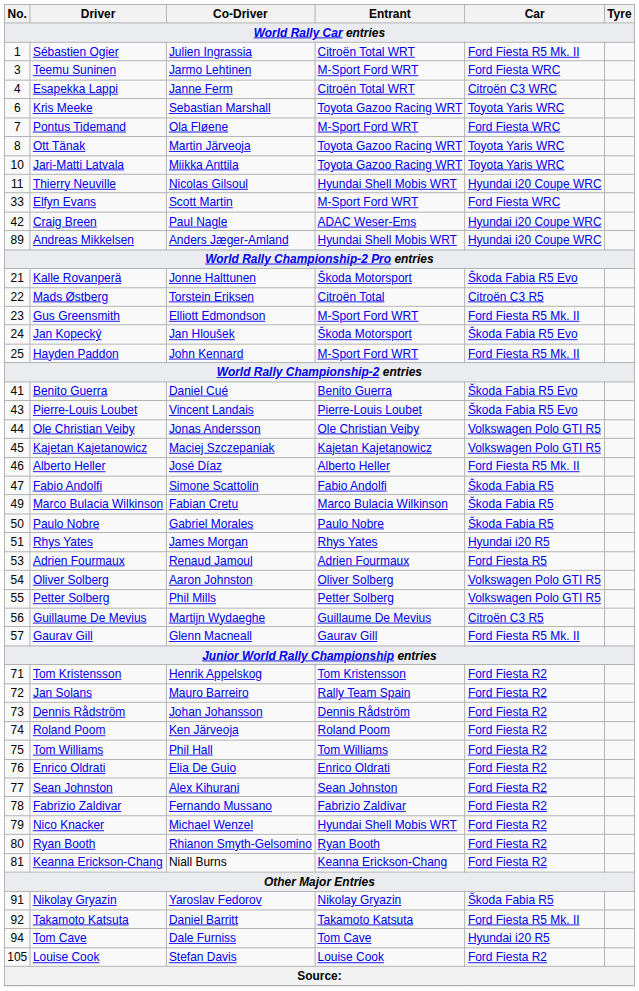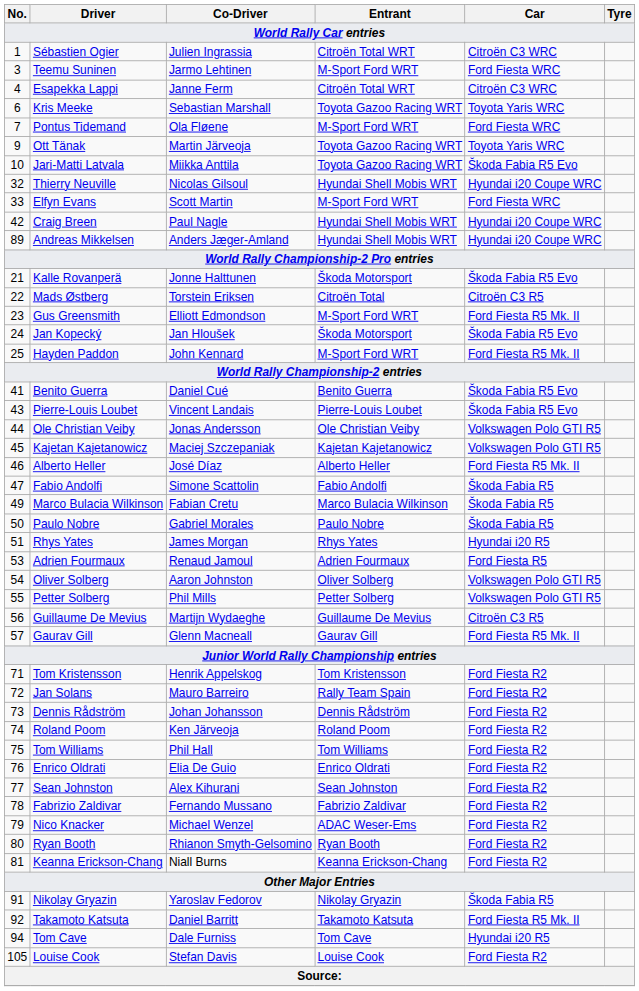(524, 51) Ford Fiesta R5 Mk. II -> (512, 51) Citroën C3 WRC
(17, 146) 8 -> (17, 146) 9
(516, 164) Toyota Yaris WRC -> (523, 164) Škoda Fabia R5 Evo
(17, 183) 11 -> (17, 183) 32
(367, 221) ADAC Weser-Ems -> (387, 221) Hyundai Shell Mobis WRT
(387, 825) Hyundai Shell Mobis WRT -> (367, 825) ADAC Weser-Ems
